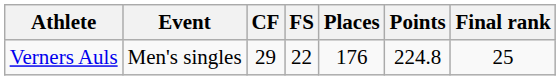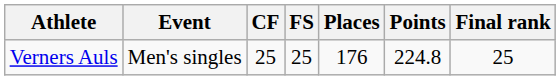(265, 56) 29 -> (265, 56) 25
(302, 56) 22 -> (302, 56) 25
